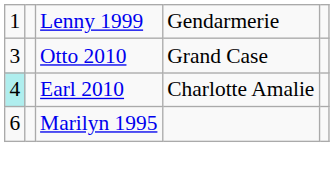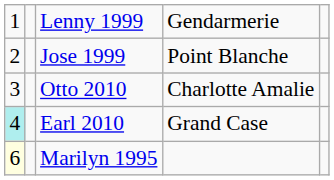+ row: (83, 55)
(218, 55) Grand Case -> (241, 89) Charlotte Amalie
(241, 89) Charlotte Amalie -> (218, 123) Grand Case
(15, 123) no background -> (15, 157) lightyellow background
